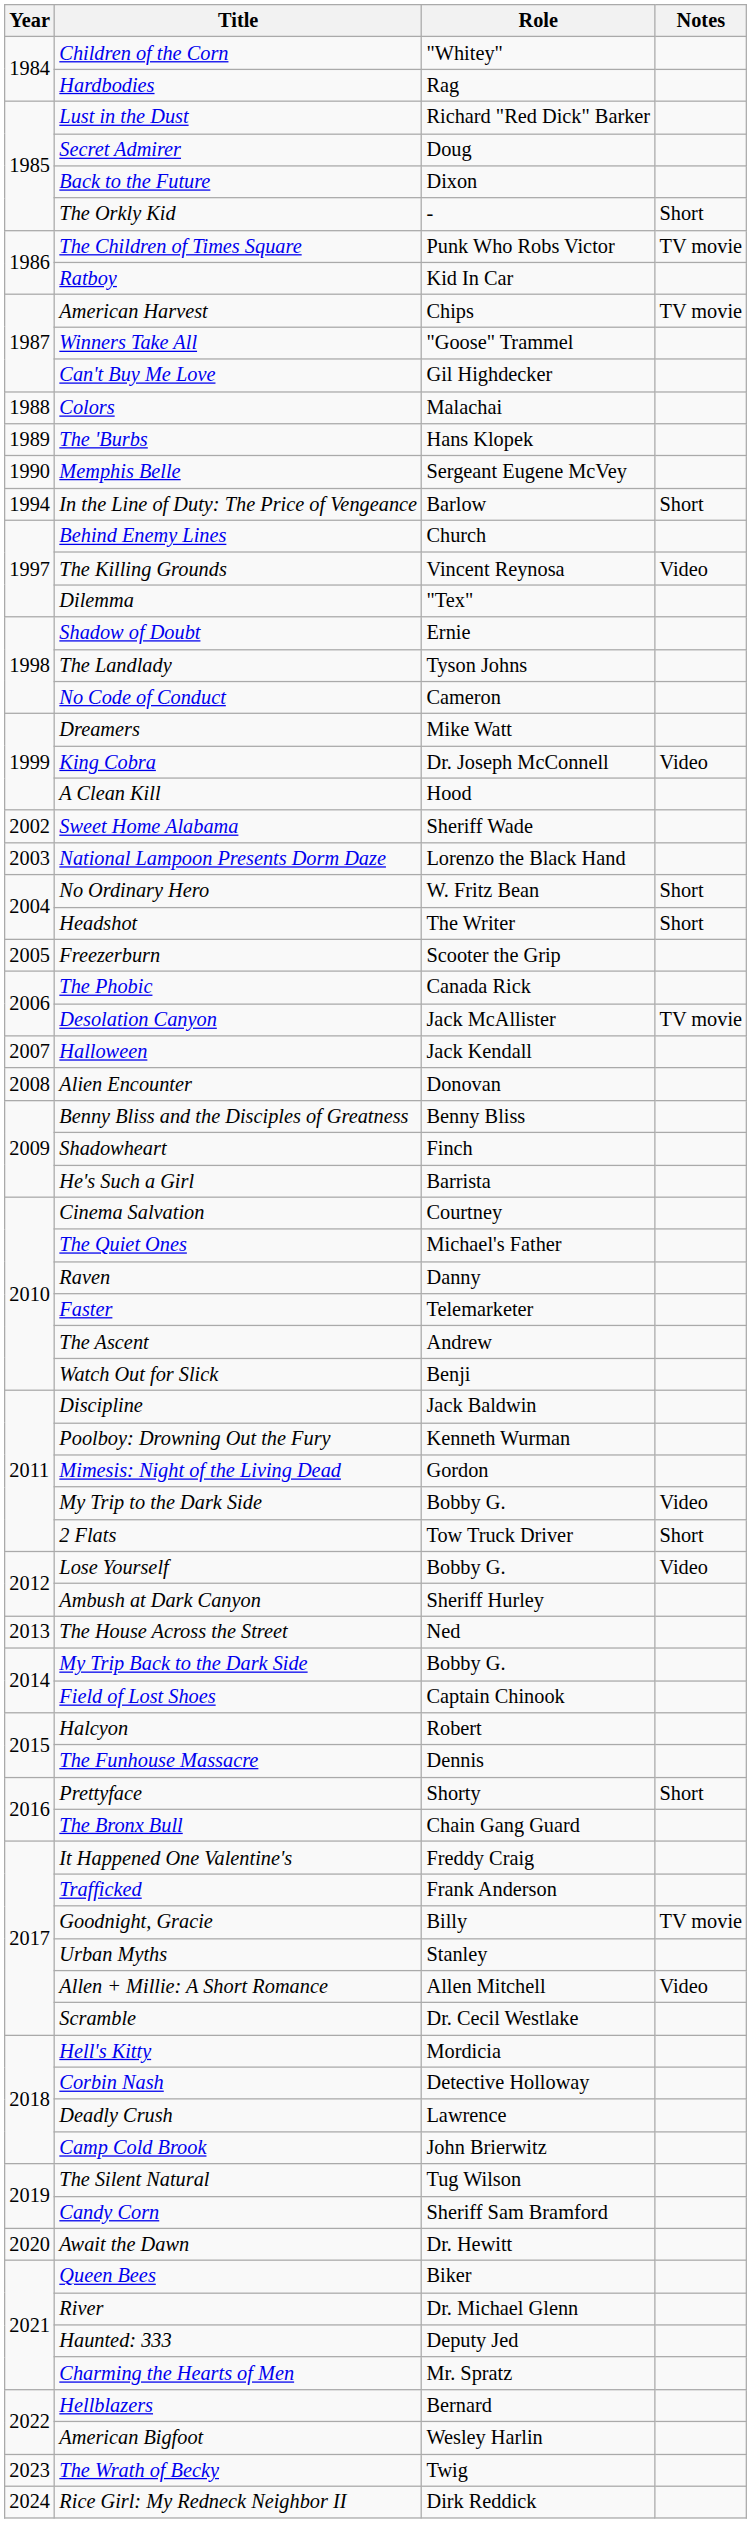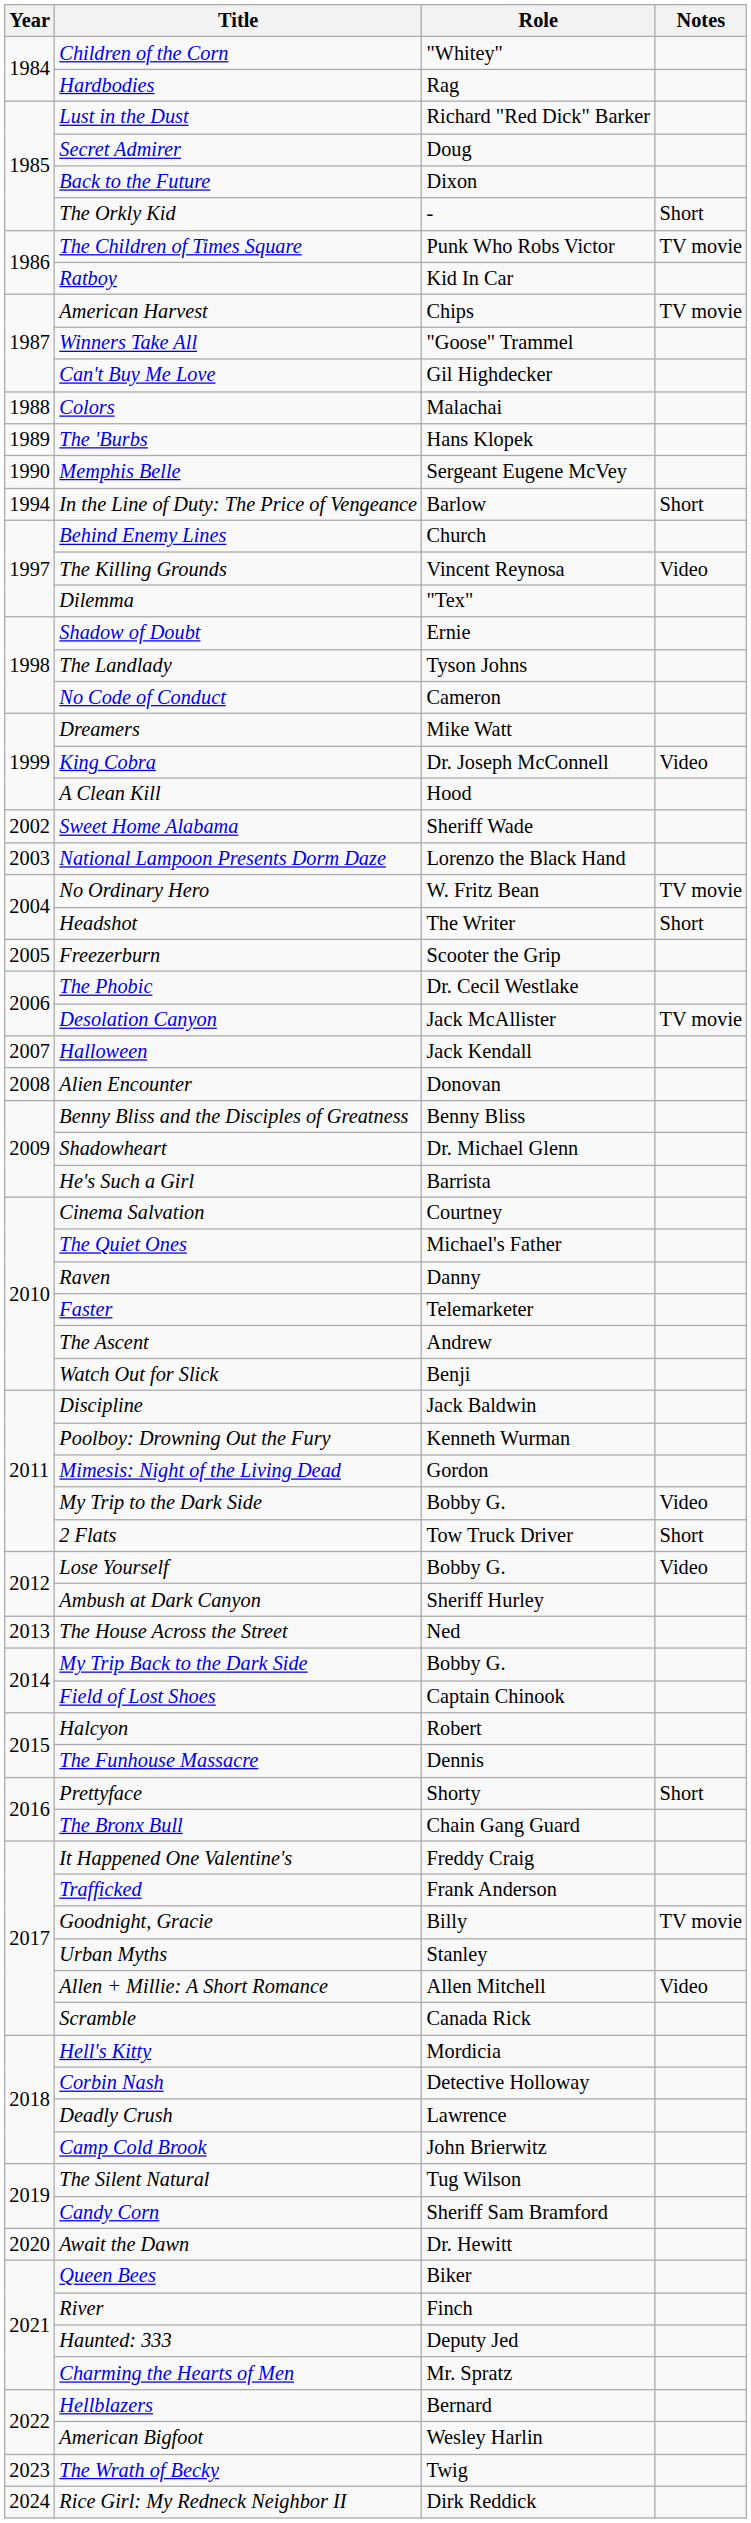(682, 890) Short -> (701, 890) TV movie
(479, 987) Canada Rick -> (502, 987) Dr. Cecil Westlake
(450, 1148) Finch -> (502, 1148) Dr. Michael Glenn
(502, 2018) Dr. Cecil Westlake -> (479, 2018) Canada Rick
(502, 2308) Dr. Michael Glenn -> (450, 2308) Finch
